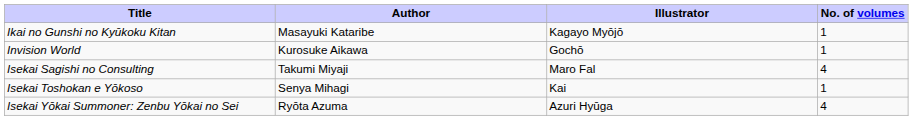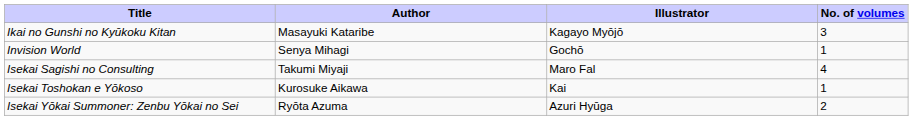(823, 32) 1 -> (823, 32) 3
(323, 50) Kurosuke Aikawa -> (314, 50) Senya Mihagi
(314, 87) Senya Mihagi -> (323, 87) Kurosuke Aikawa
(823, 106) 4 -> (823, 106) 2
